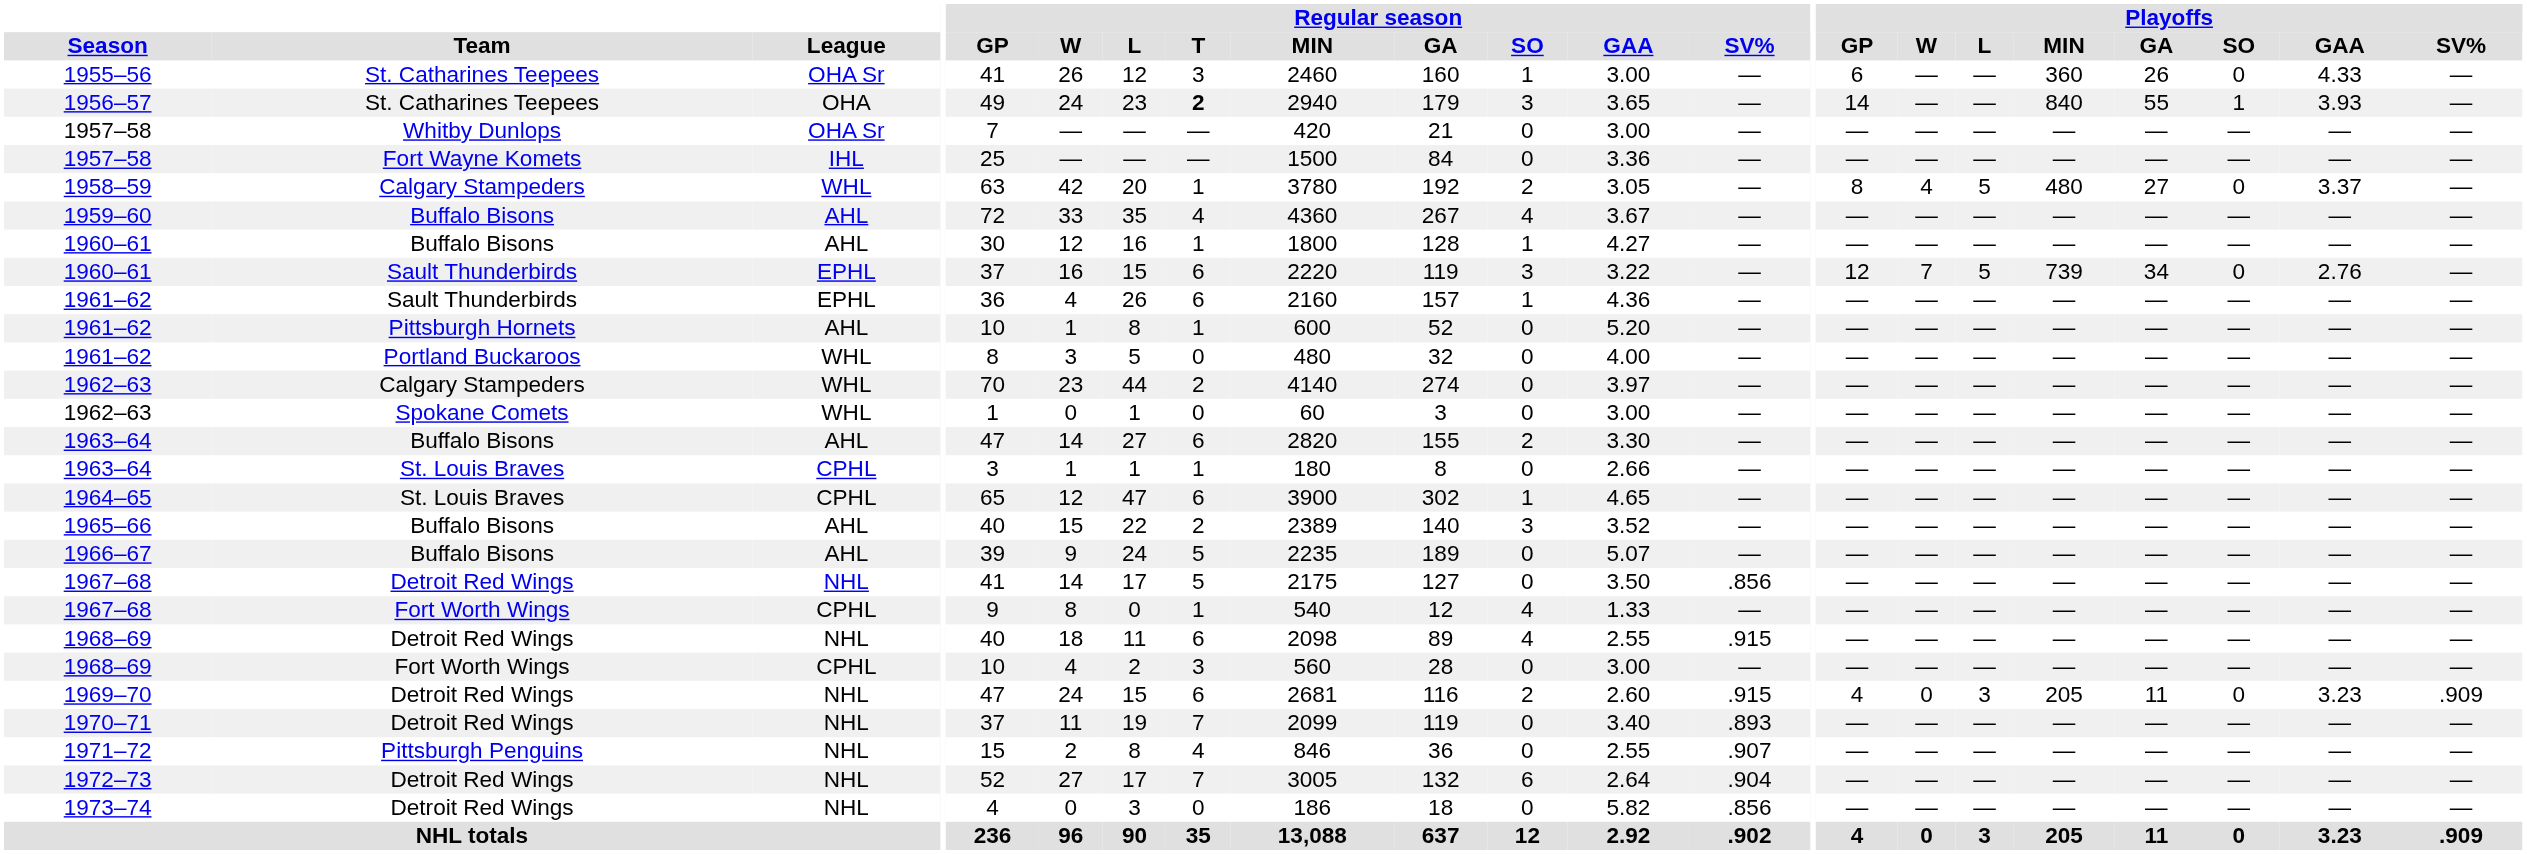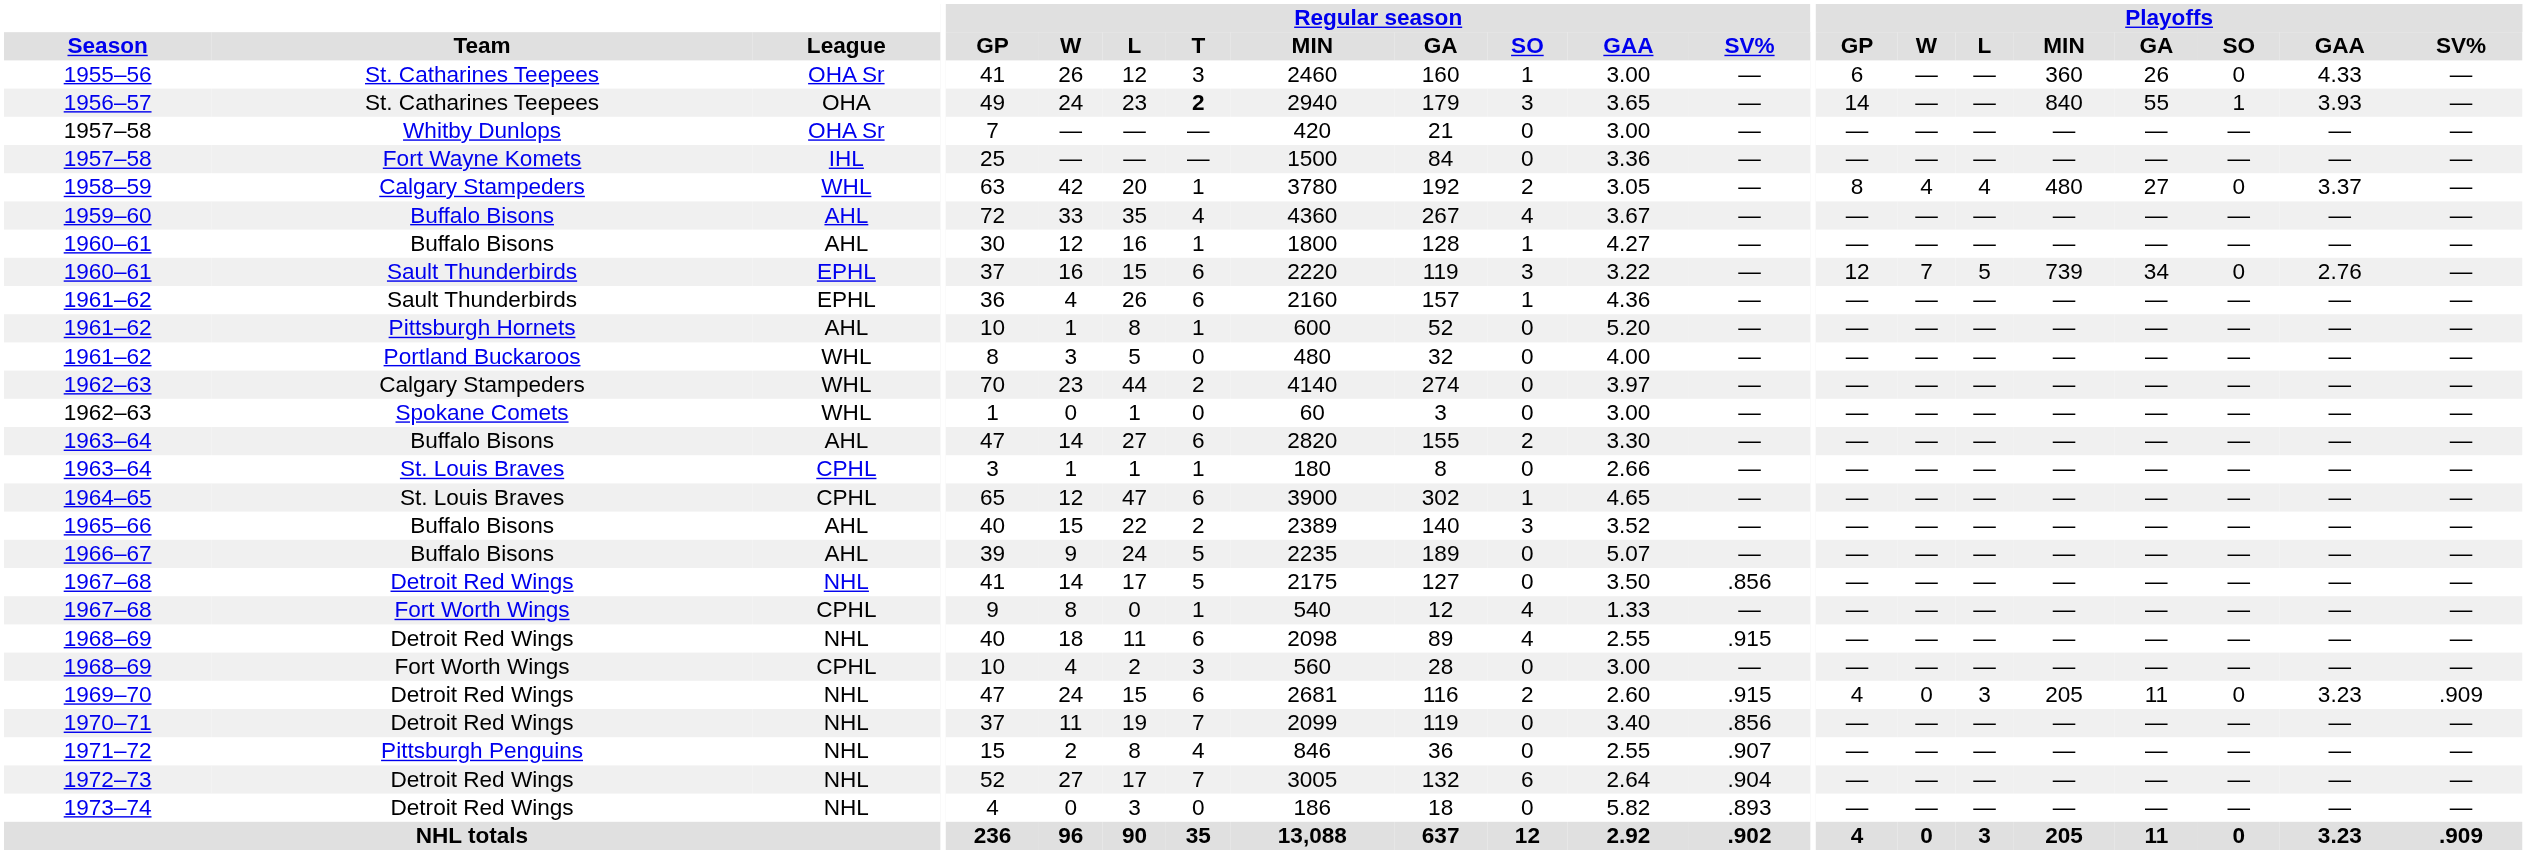(1984, 187) 5 -> (1984, 187) 4
(1750, 722) .893 -> (1750, 722) .856
(1750, 807) .856 -> (1750, 807) .893
